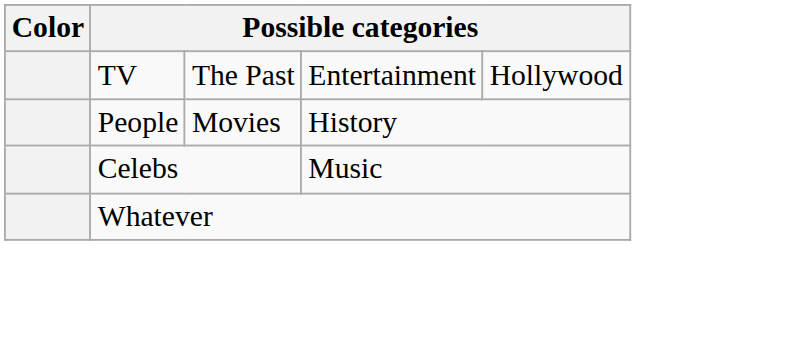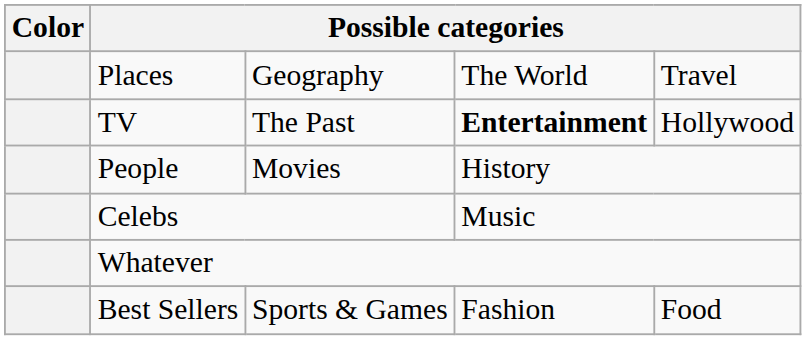+ row: (136, 74)
(392, 74) normal -> (554, 121) bold
+ row: (168, 309)
